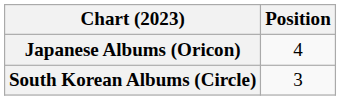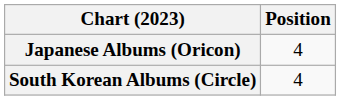(298, 79) 3 -> (298, 79) 4
